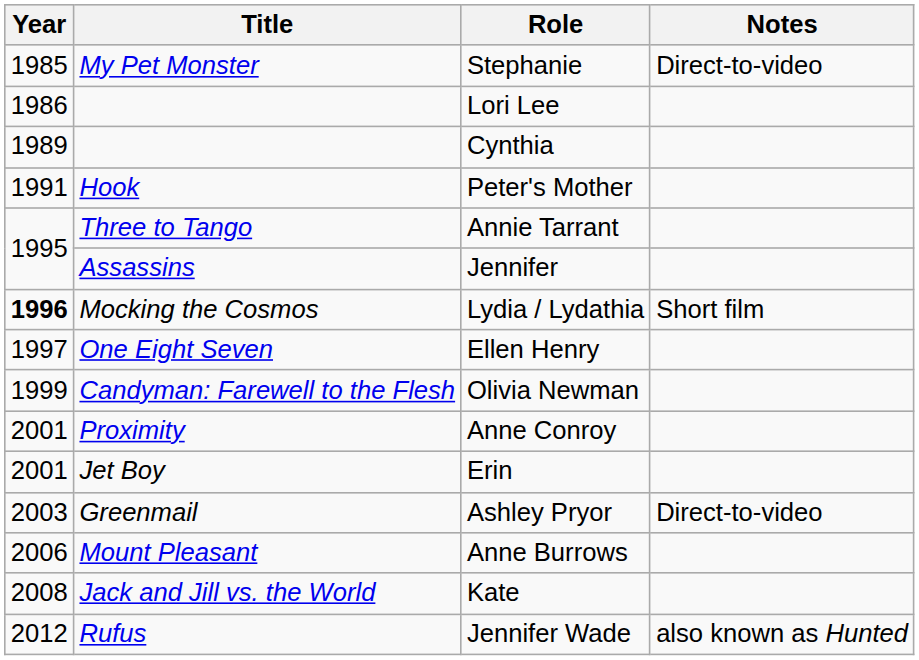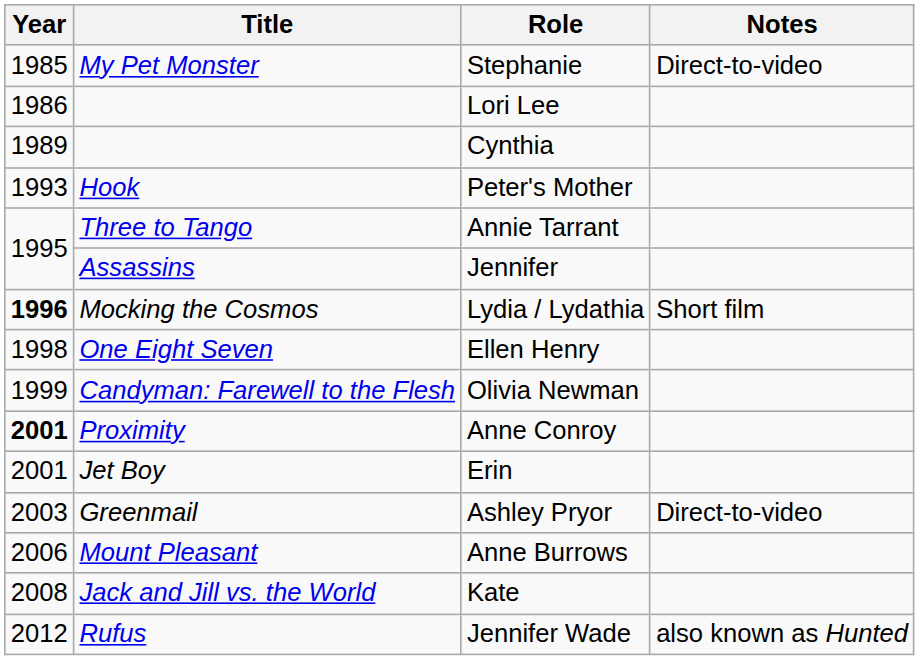(39, 187) 1991 -> (39, 187) 1993
(39, 349) 1997 -> (39, 349) 1998
(39, 430) normal -> (39, 430) bold
